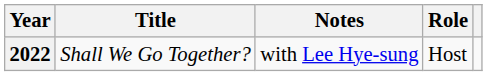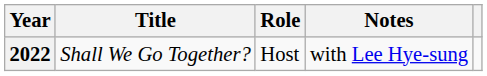columns swapped: (448, 20) <-> (339, 20)
